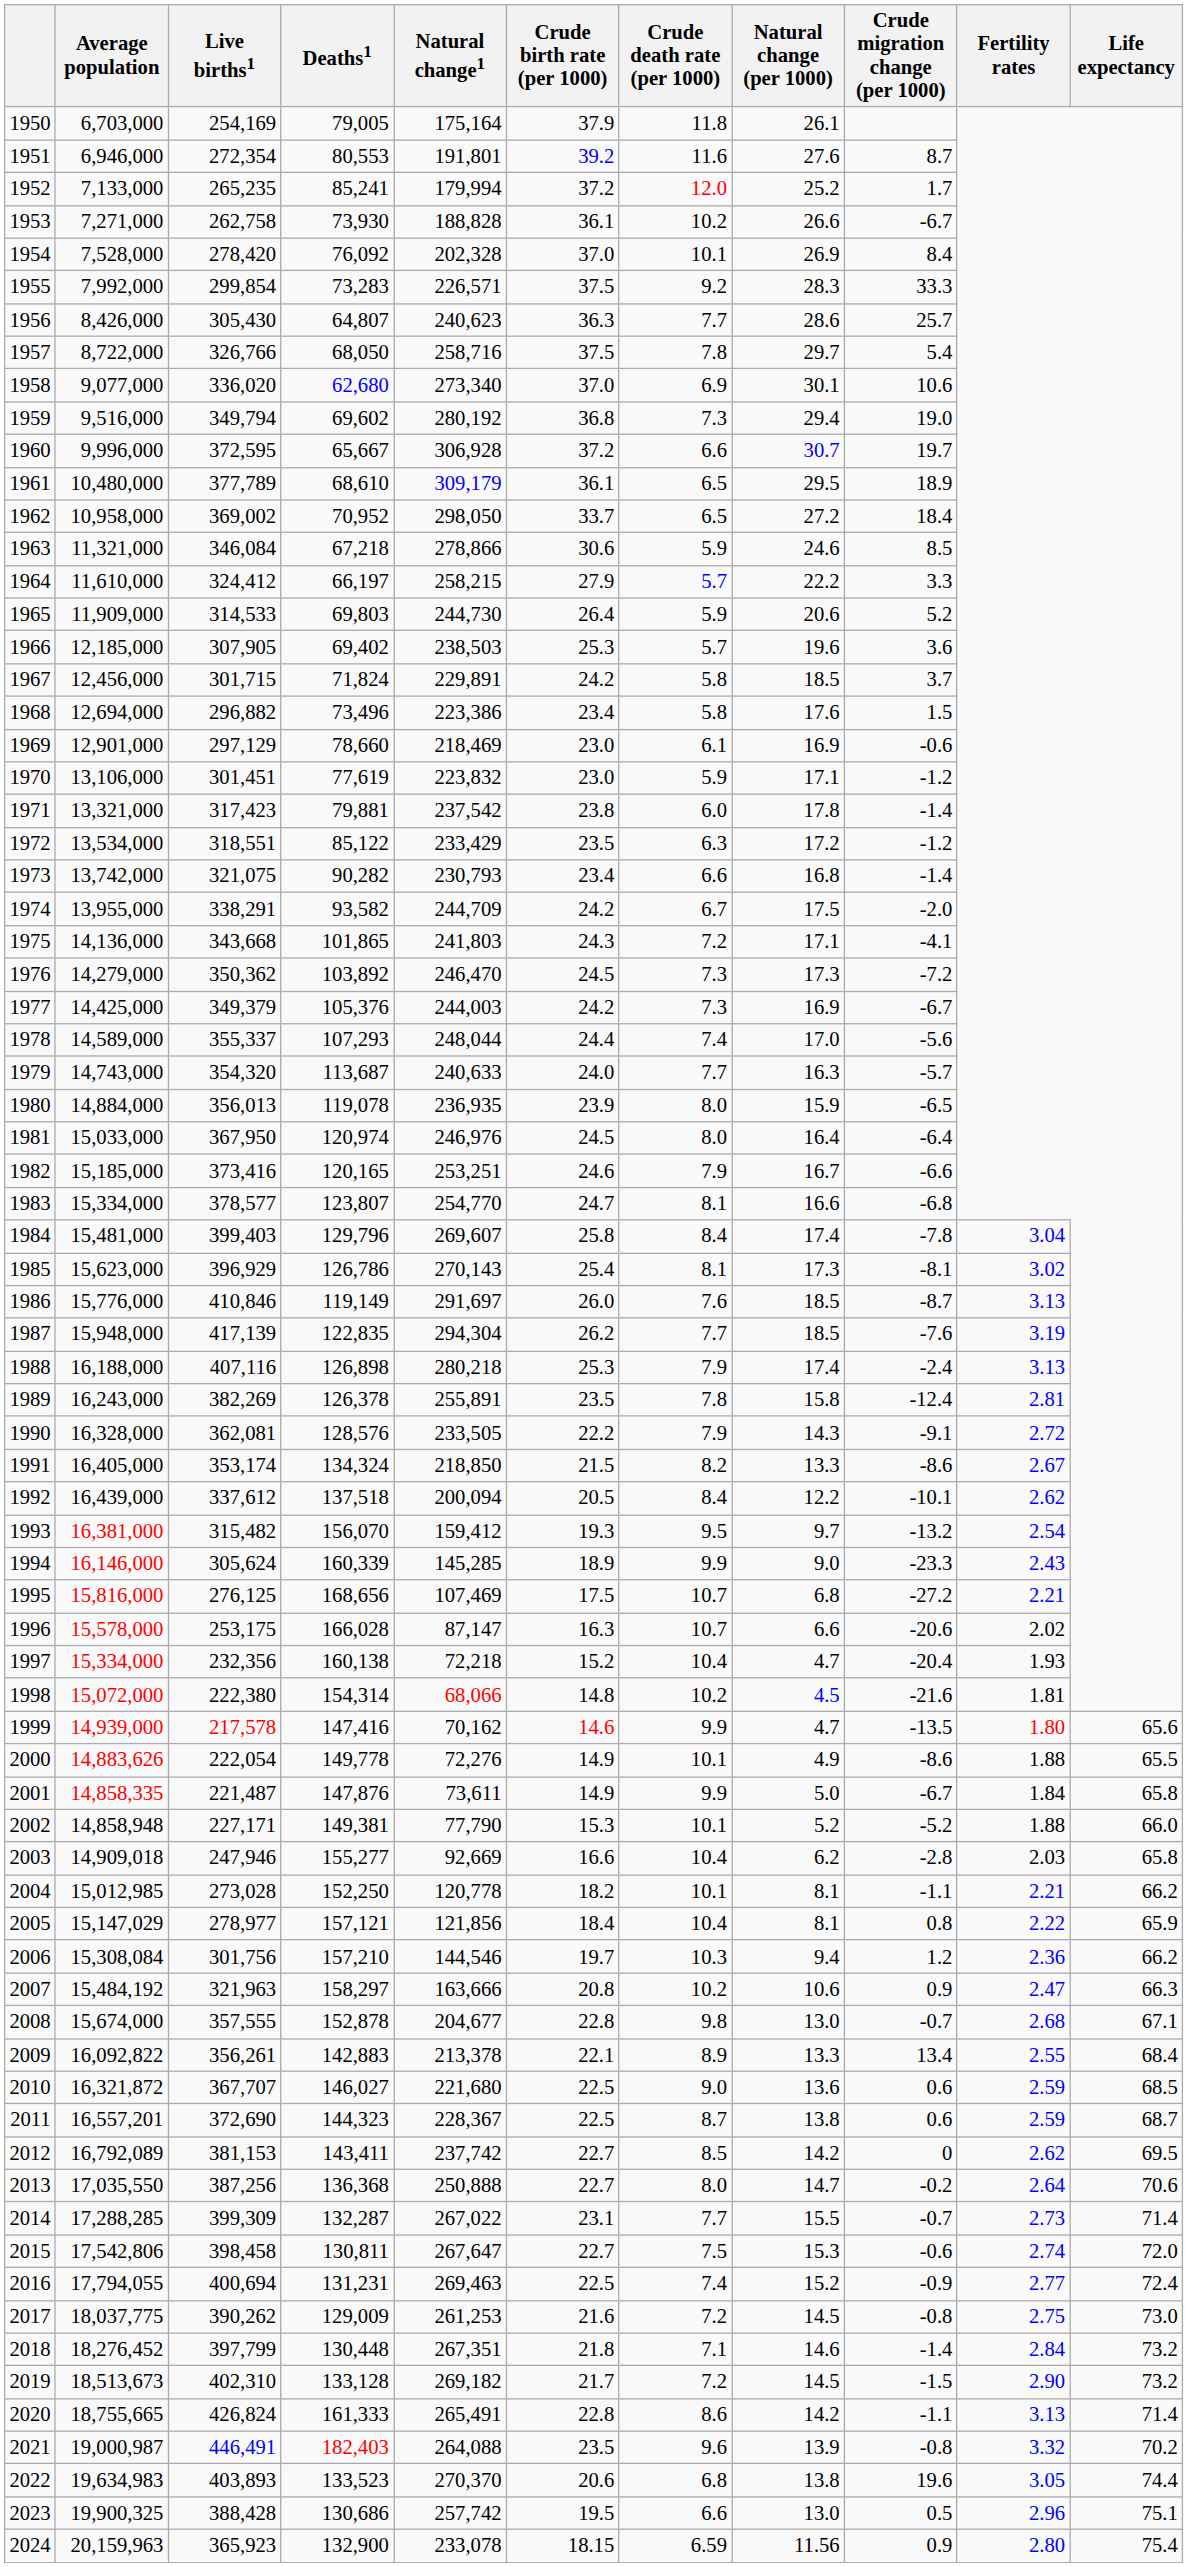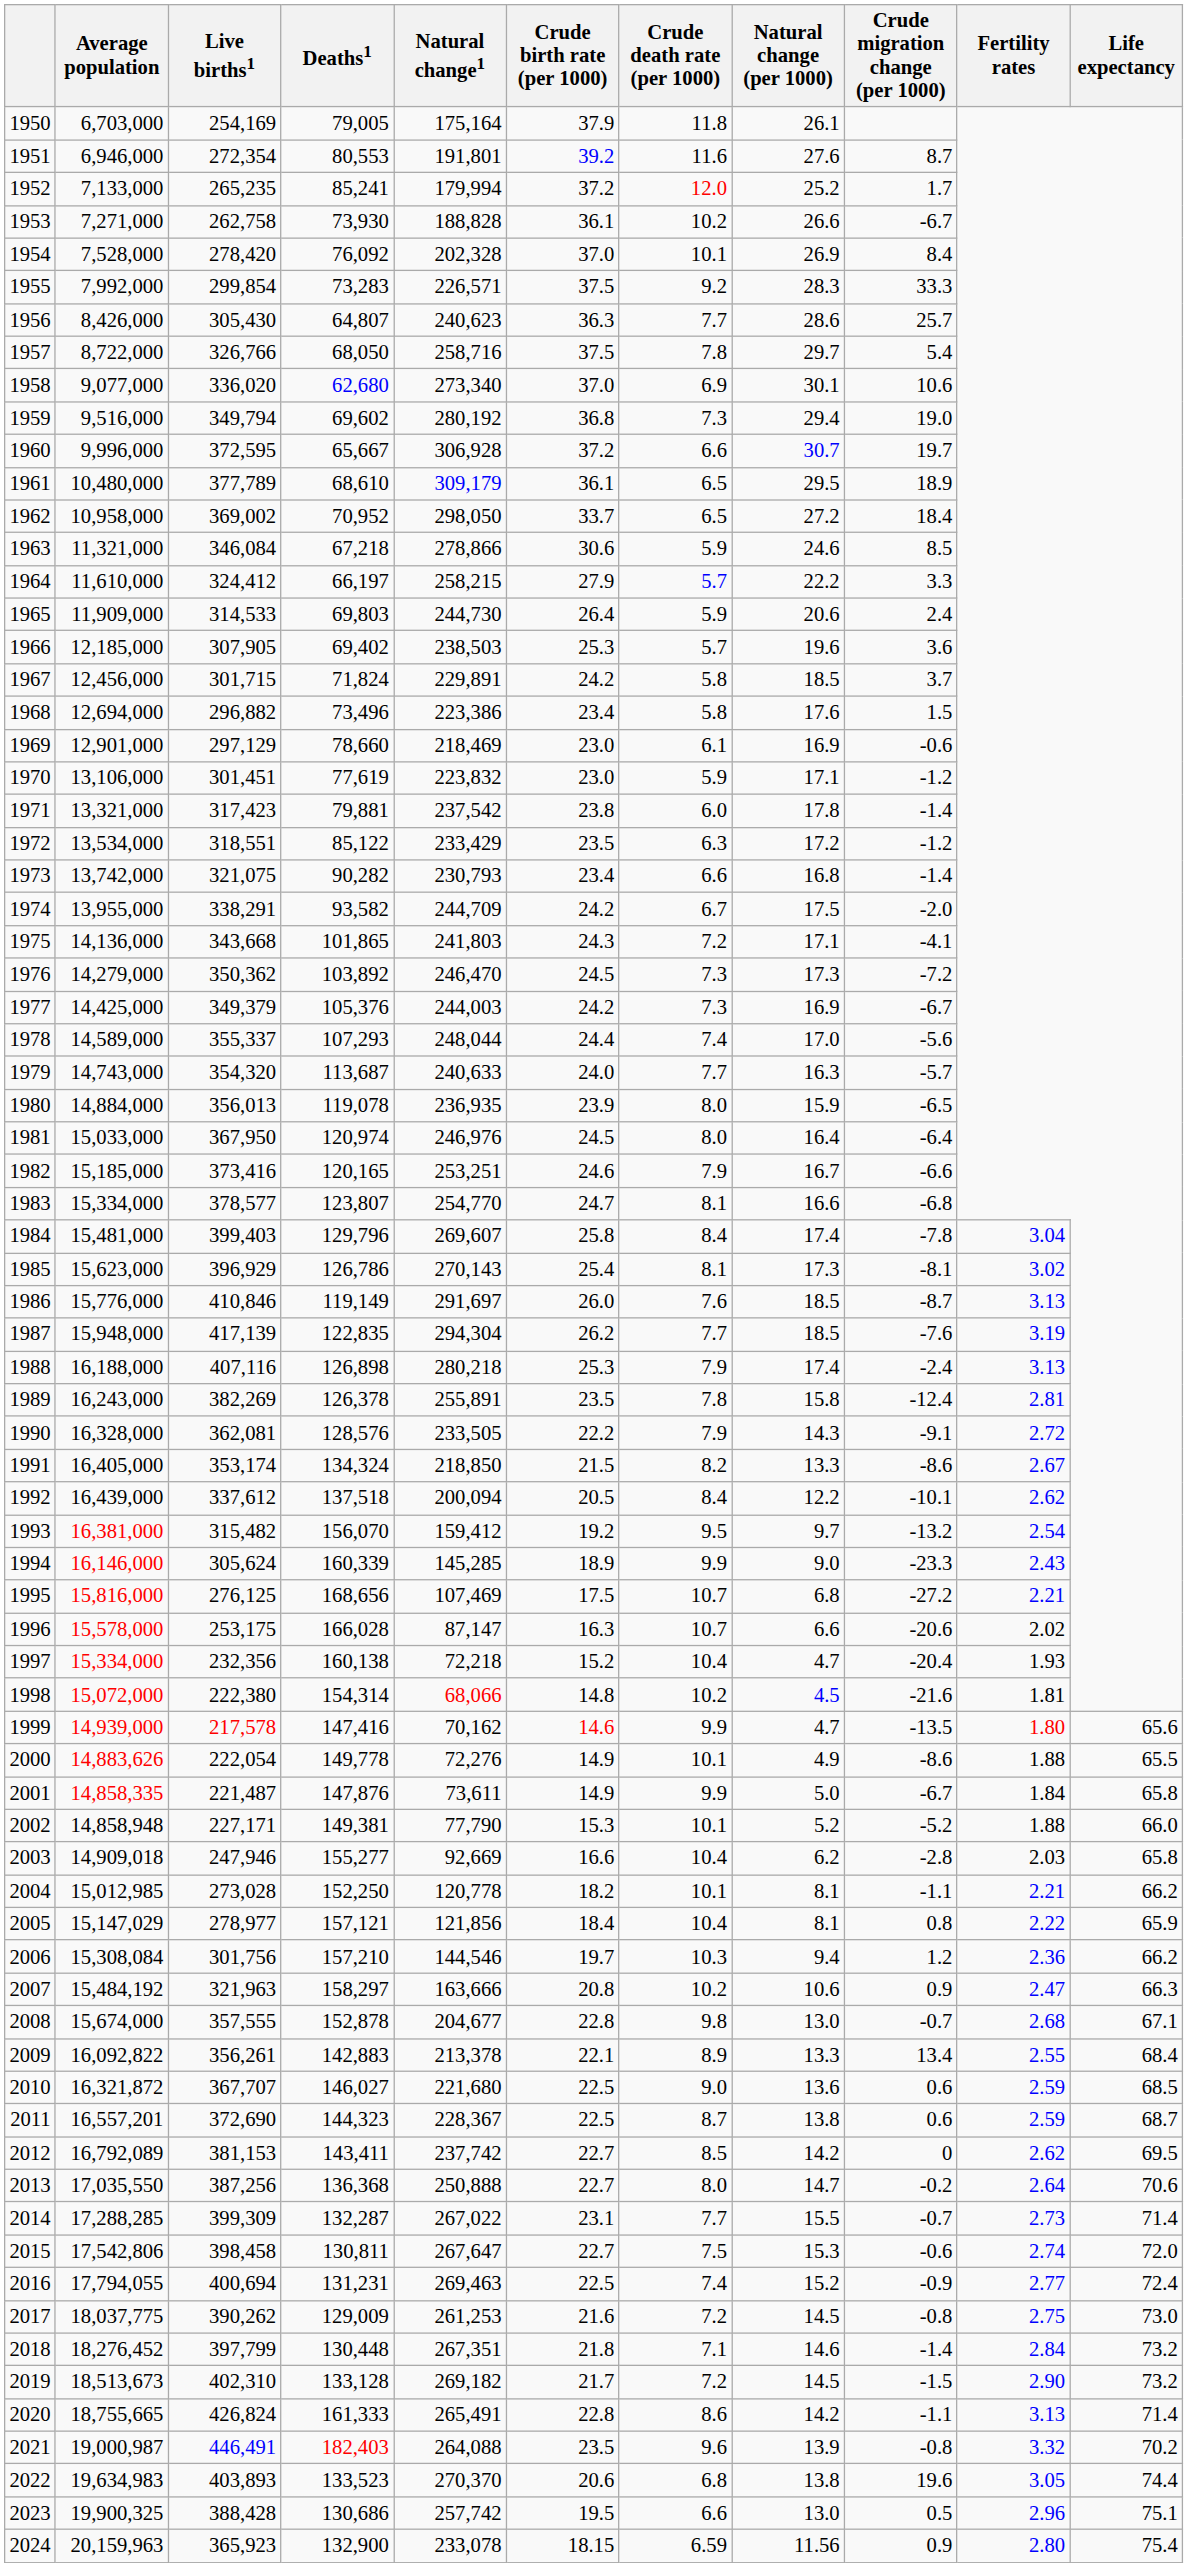(939, 614) 5.2 -> (939, 614) 2.4
(596, 1530) 19.3 -> (596, 1530) 19.2
